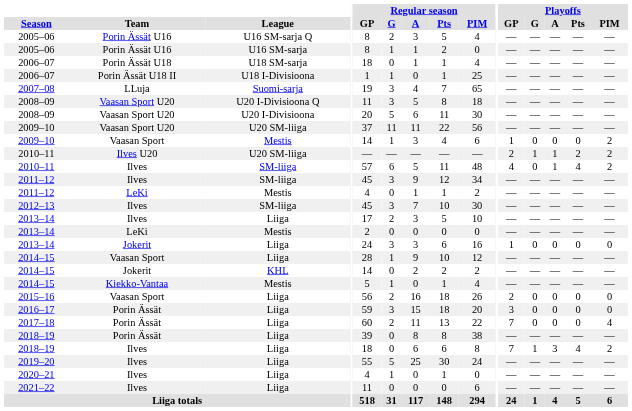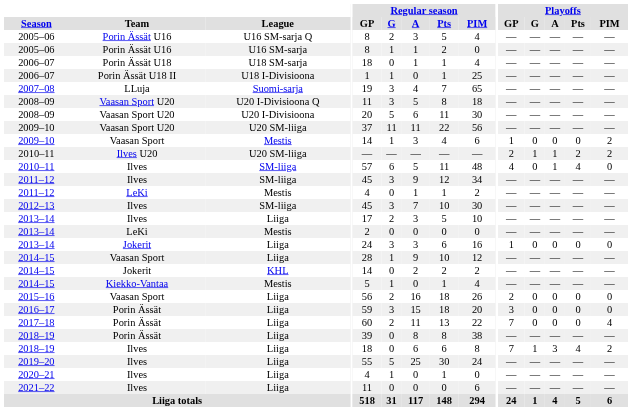(609, 166) 2 -> (609, 166) 0
